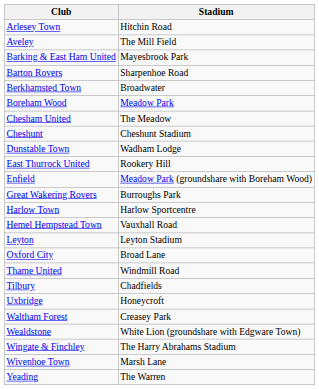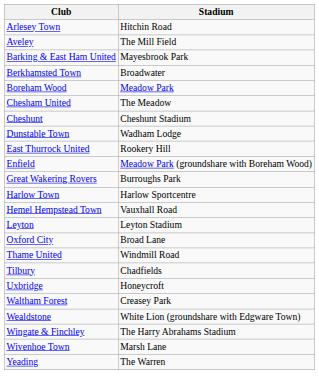- row: (34, 73)
